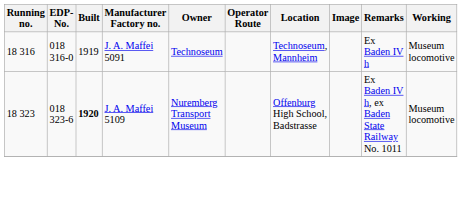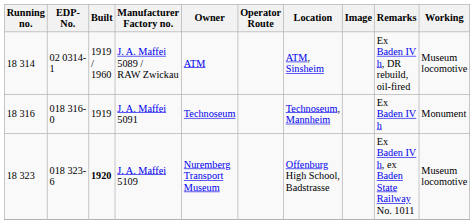+ row: (148, 63)
(432, 51) Museum locomotive -> (444, 114) Monument
